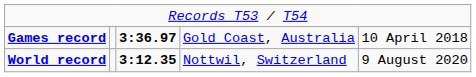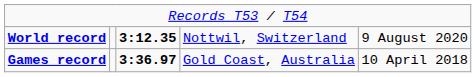rows swapped: (57, 60) <-> (57, 38)
